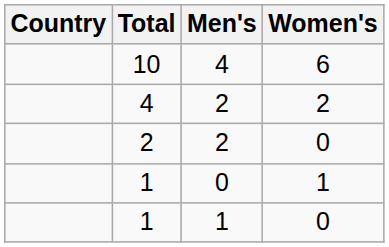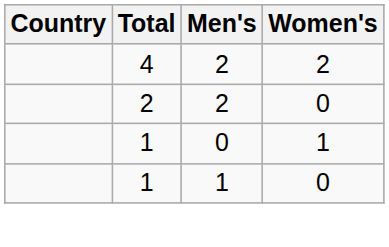- row: (147, 63)
